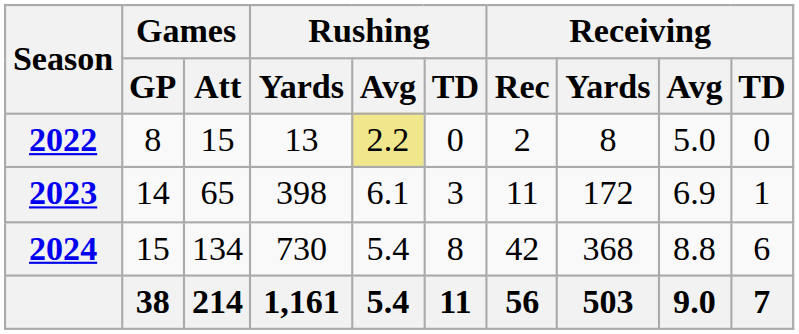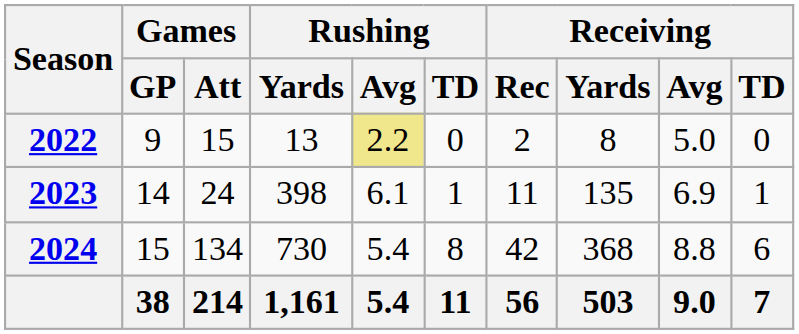(153, 139) 8 -> (153, 139) 9
(218, 193) 65 -> (218, 193) 24
(455, 193) 3 -> (455, 193) 1
(608, 193) 172 -> (608, 193) 135
